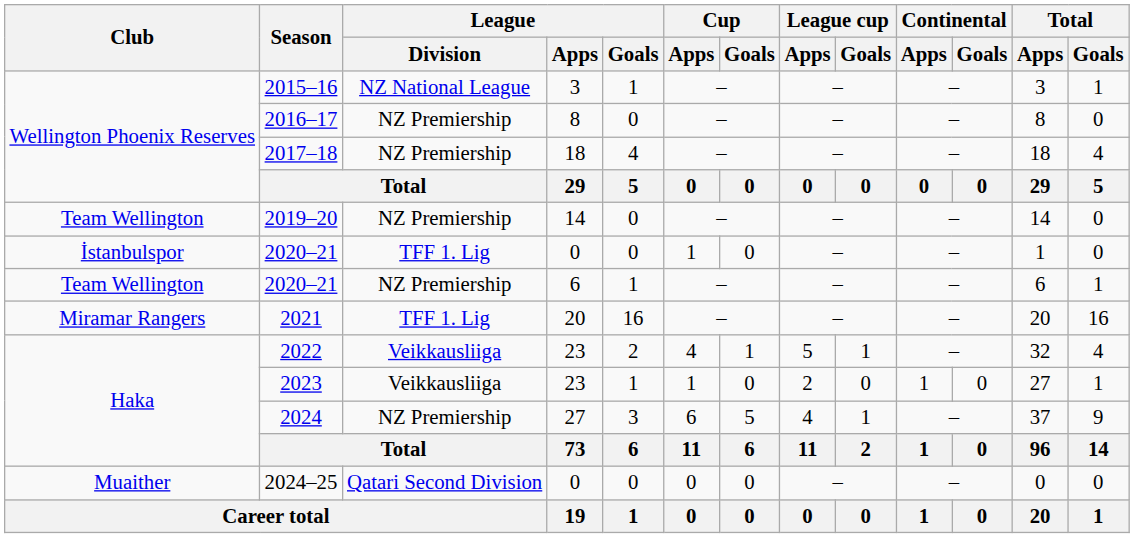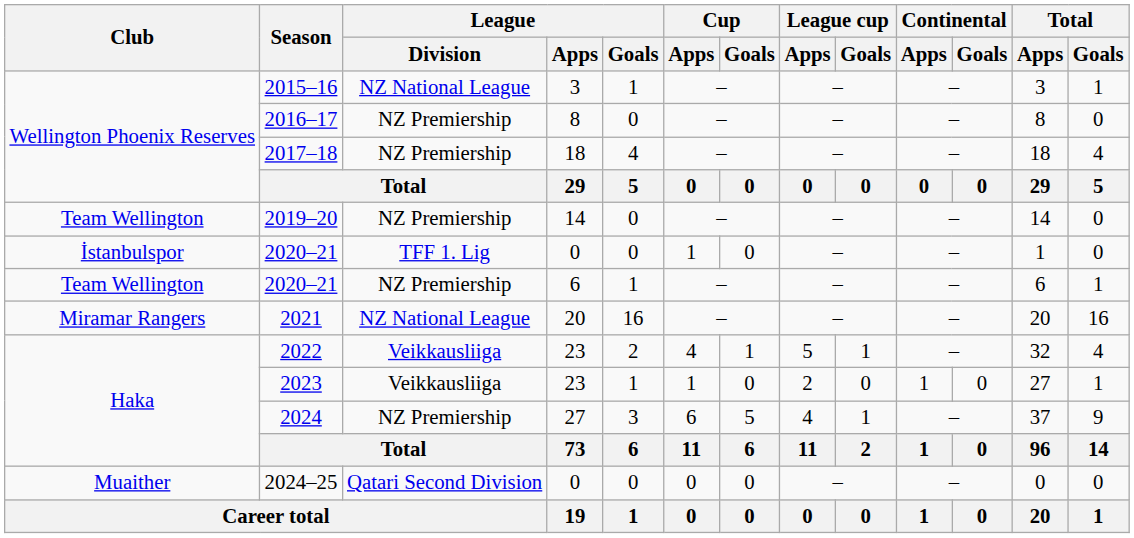(445, 317) TFF 1. Lig -> (445, 317) NZ National League
